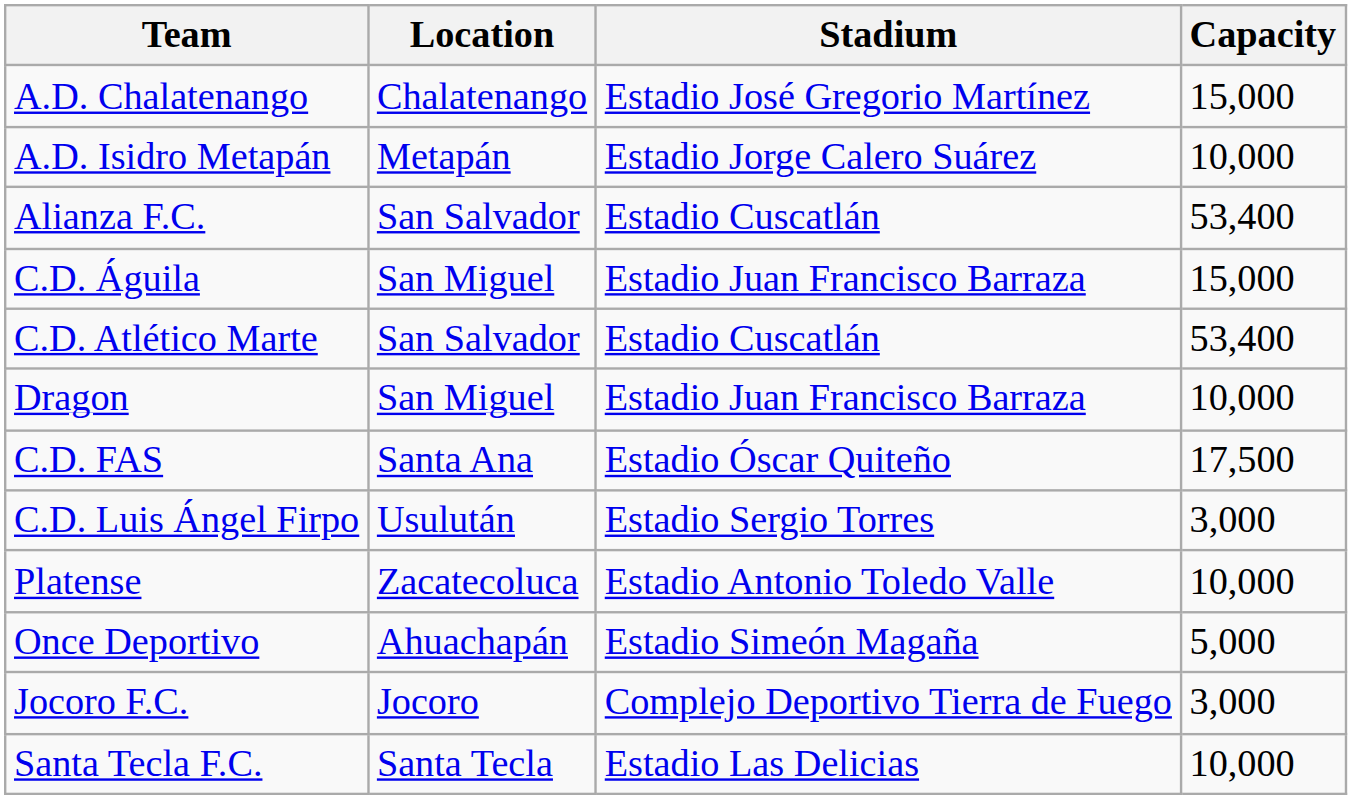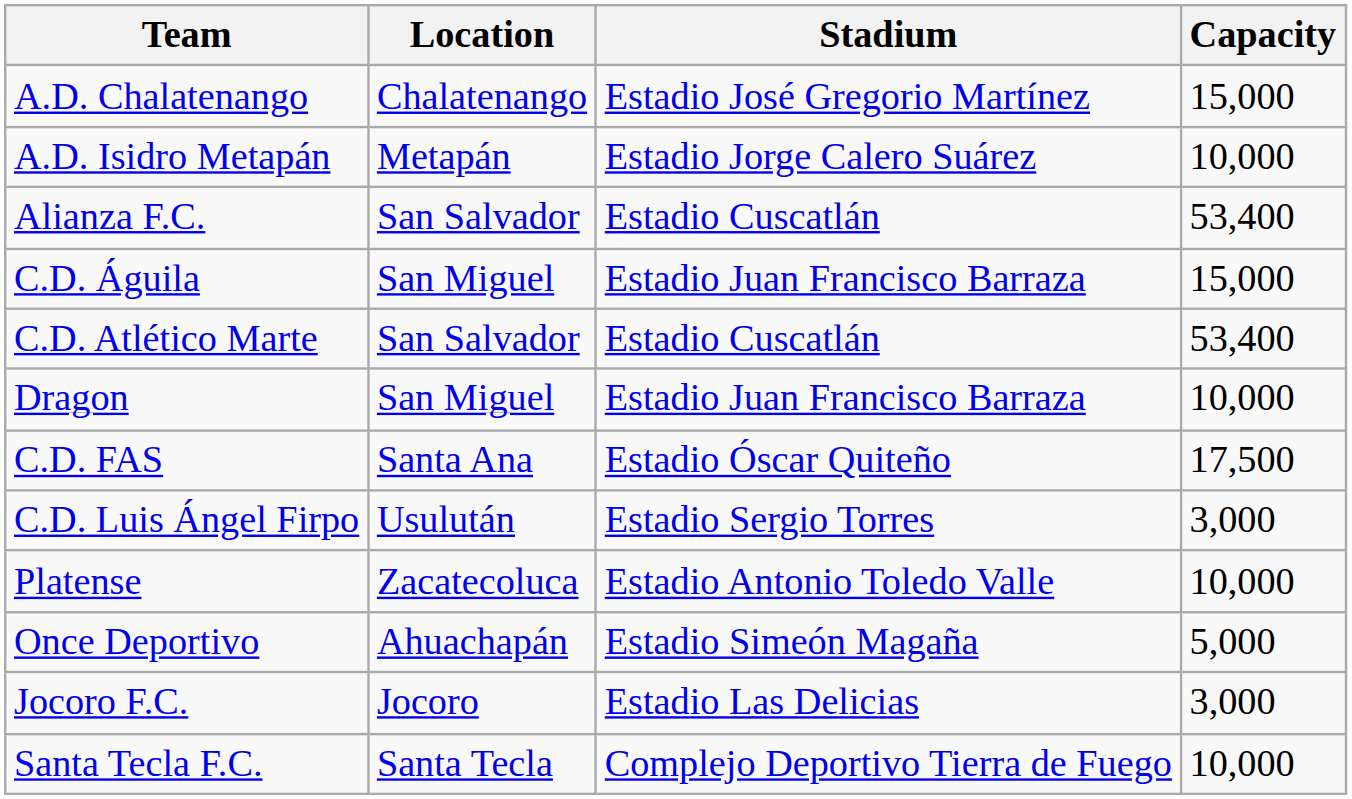(888, 701) Complejo Deportivo Tierra de Fuego -> (762, 701) Estadio Las Delicias
(762, 762) Estadio Las Delicias -> (888, 762) Complejo Deportivo Tierra de Fuego
